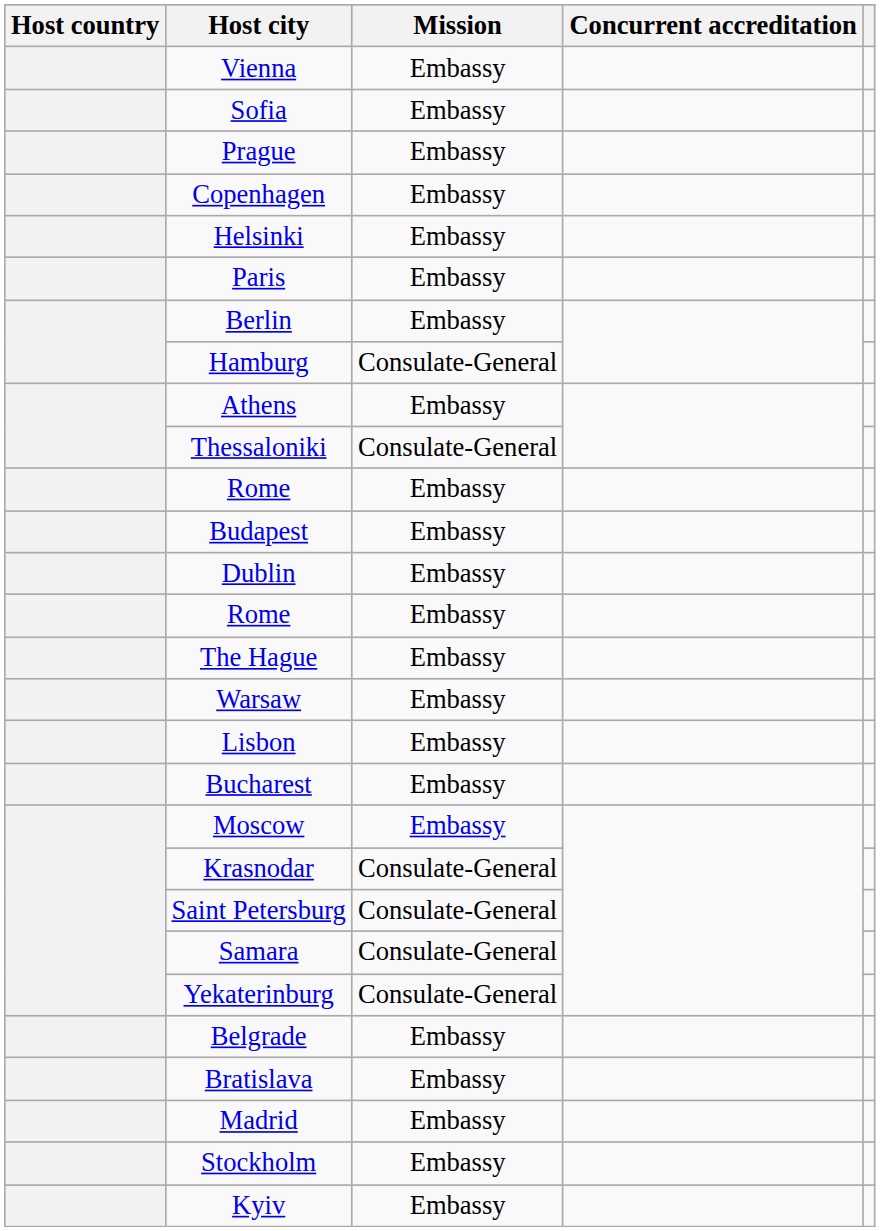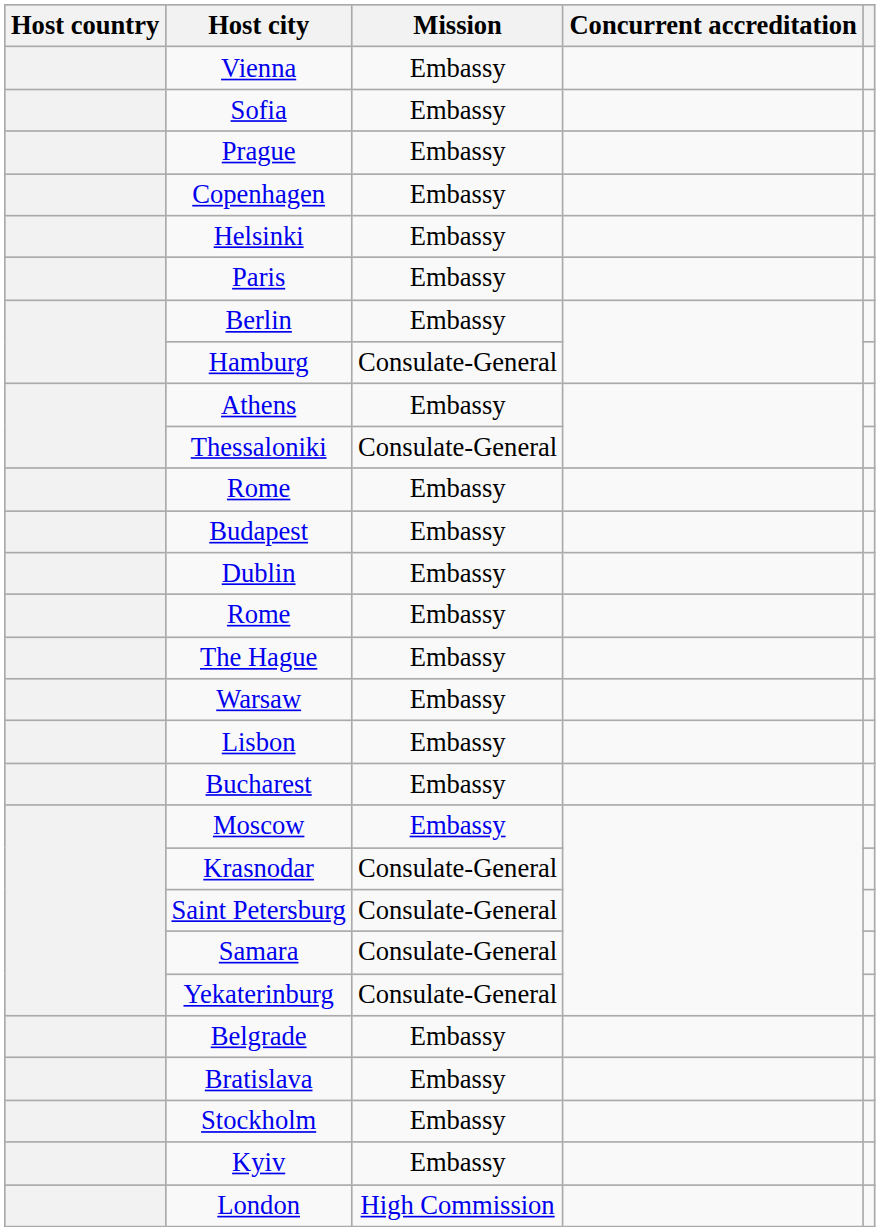- row: (259, 1120)
+ row: (259, 1204)
